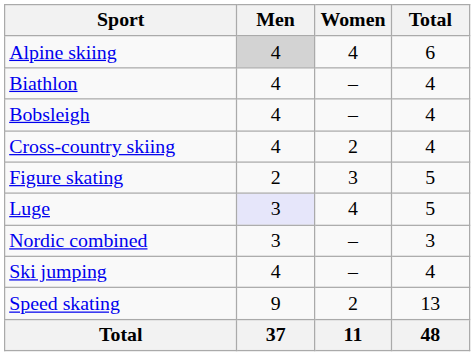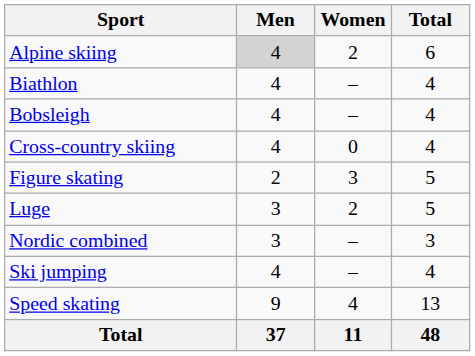(353, 51) 4 -> (353, 51) 2
(353, 146) 2 -> (353, 146) 0
(276, 209) lavender background -> (276, 209) no background
(353, 209) 4 -> (353, 209) 2
(353, 303) 2 -> (353, 303) 4
